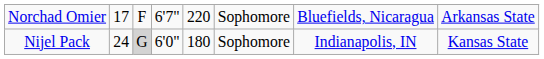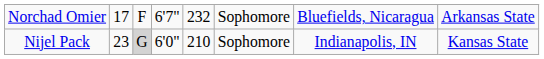(199, 16) 220 -> (199, 16) 232
(121, 41) 24 -> (121, 41) 23
(199, 41) 180 -> (199, 41) 210
